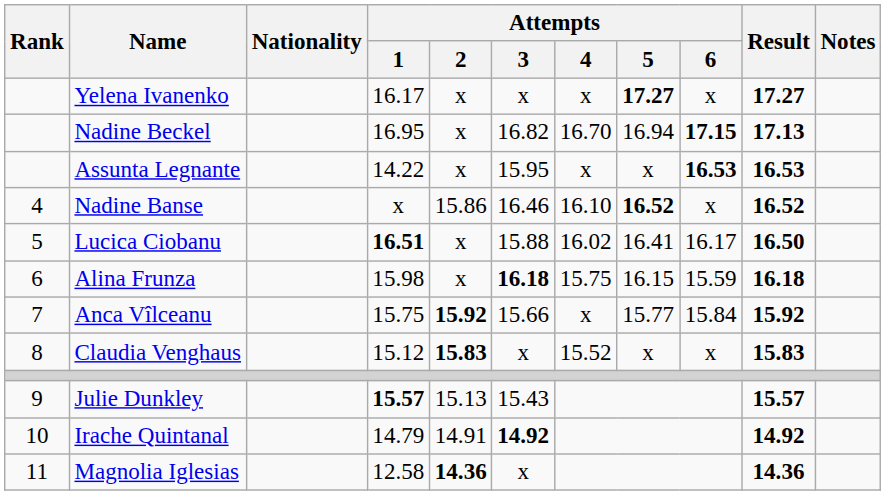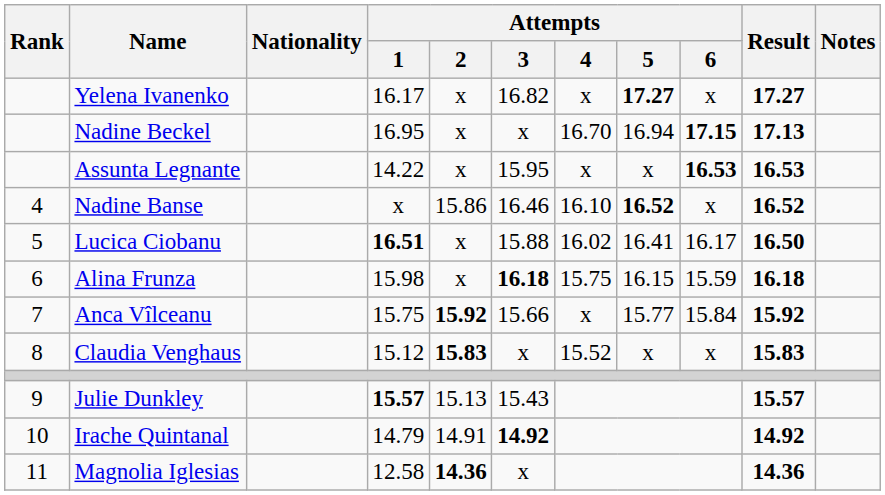(523, 95) x -> (523, 95) 16.82
(523, 132) 16.82 -> (523, 132) x
